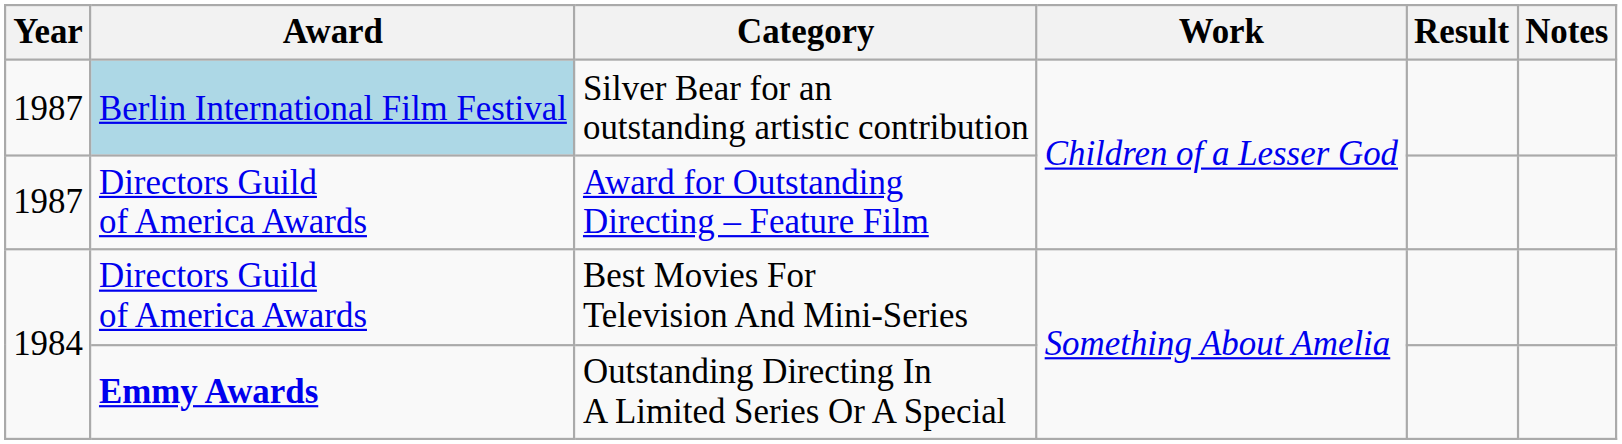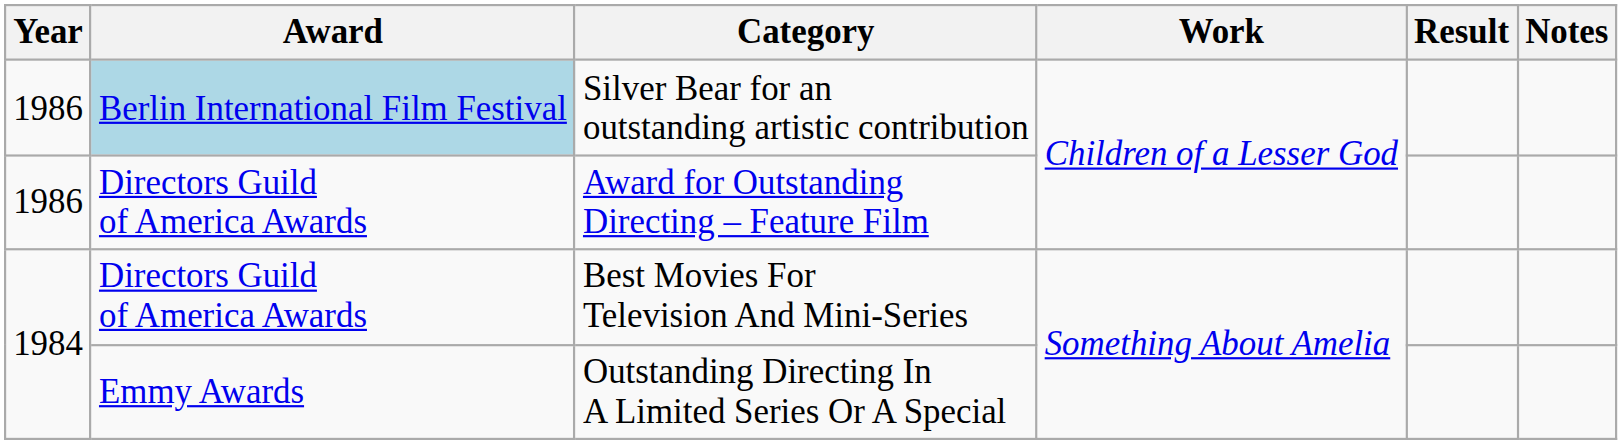(48, 107) 1987 -> (48, 107) 1986
(48, 201) 1987 -> (48, 201) 1986
(209, 390) bold -> (202, 390) normal
